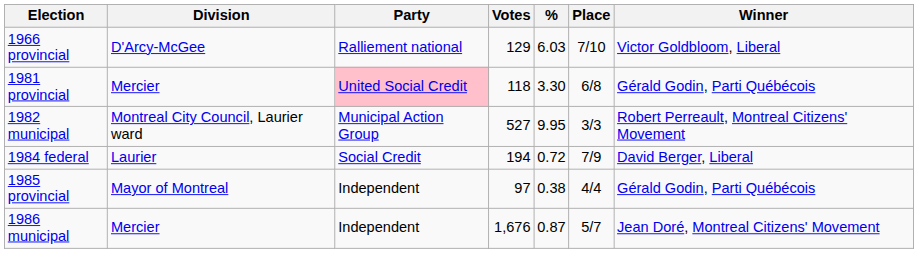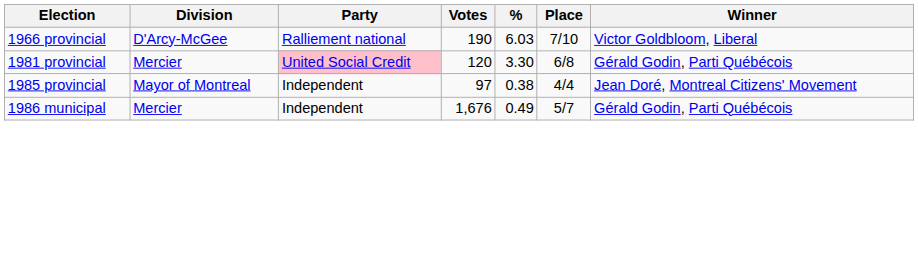(518, 47) 129 -> (480, 39) 190
(519, 86) 118 -> (480, 62) 120
- row: (39, 126)
- row: (48, 157)
(716, 188) Gérald Godin, Parti Québécois -> (725, 85) Jean Doré, Montreal Citizens' Movement
(551, 228) 0.87 -> (520, 108) 0.49
(748, 228) Jean Doré, Montreal Citizens' Movement -> (693, 108) Gérald Godin, Parti Québécois
